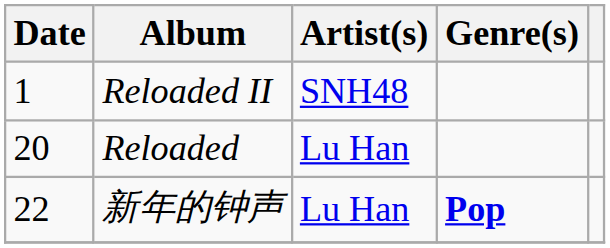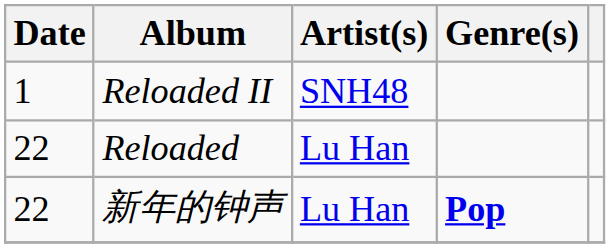(32, 147) 20 -> (32, 147) 22
